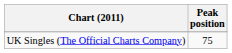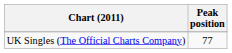(207, 40) 75 -> (207, 40) 77
